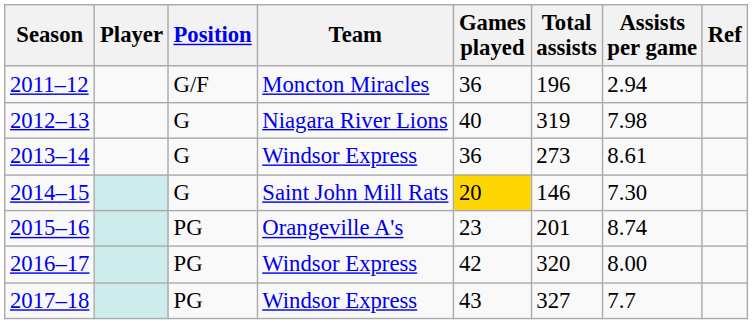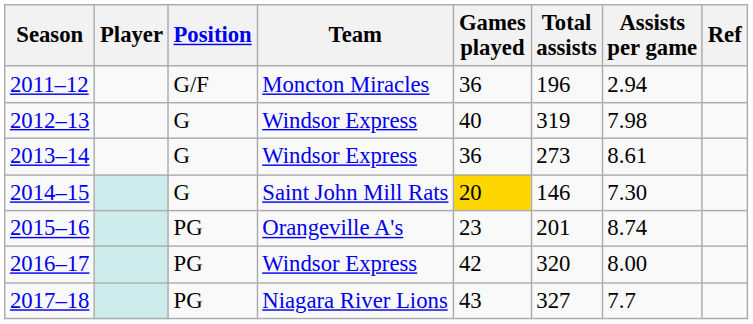(355, 120) Niagara River Lions -> (340, 120) Windsor Express
(340, 300) Windsor Express -> (355, 300) Niagara River Lions
